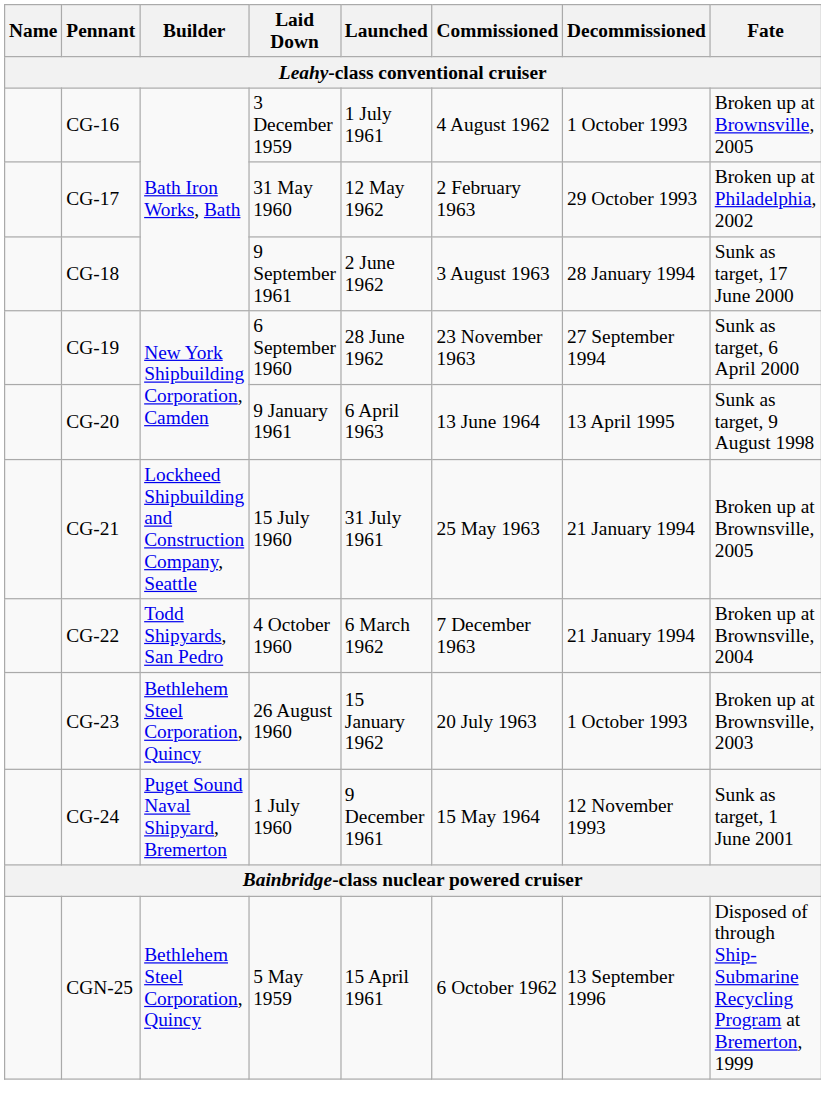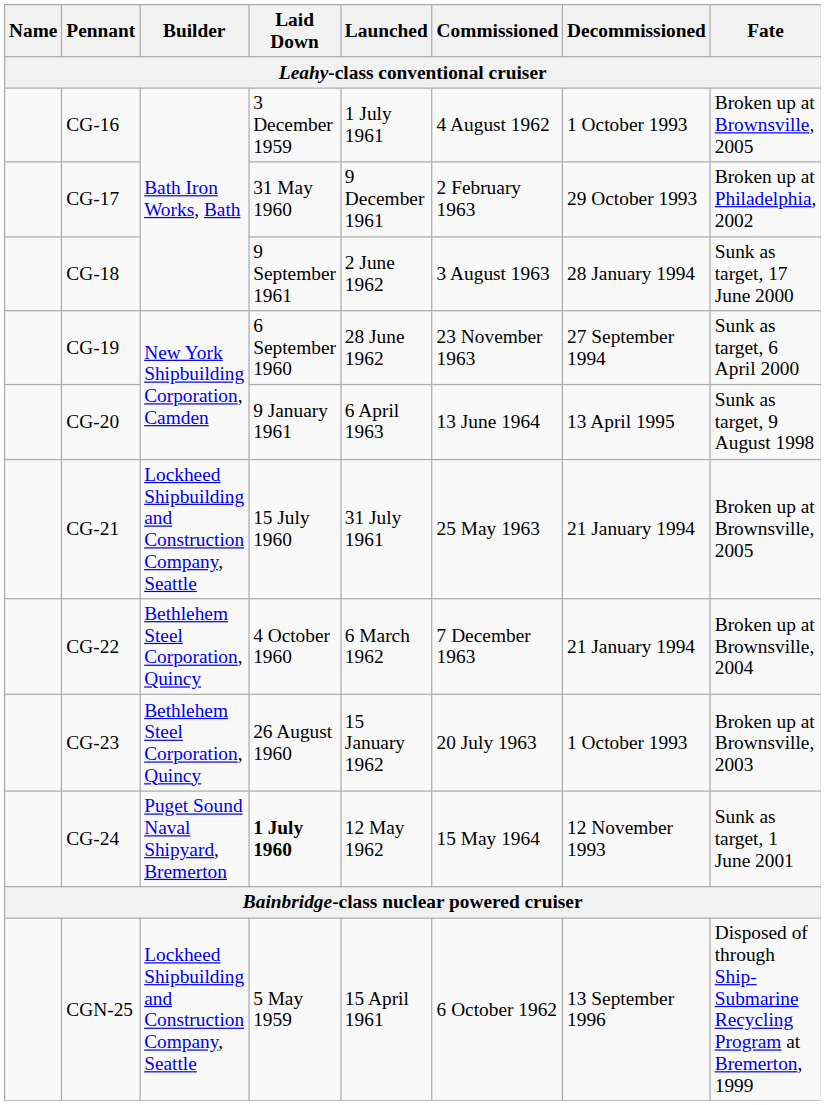(375, 199) 12 May 1962 -> (385, 199) 9 December 1961
(185, 635) Todd Shipyards, San Pedro -> (193, 646) Bethlehem Steel Corporation, Quincy
(277, 816) normal -> (278, 838) bold
(385, 816) 9 December 1961 -> (375, 838) 12 May 1962
(193, 987) Bethlehem Steel Corporation, Quincy -> (194, 1009) Lockheed Shipbuilding and Construction Company, Seattle
